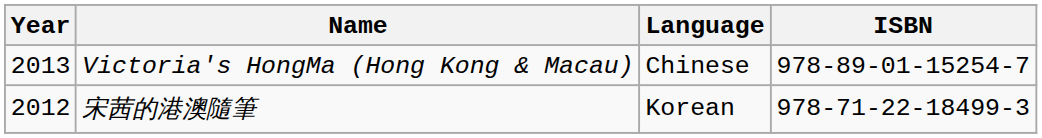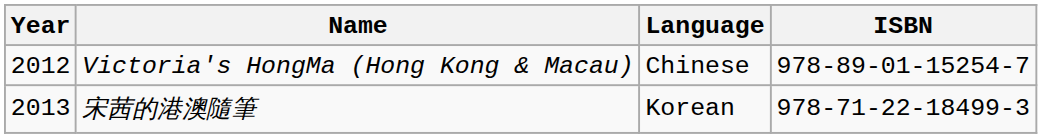(41, 66) 2013 -> (41, 66) 2012
(41, 109) 2012 -> (41, 109) 2013
